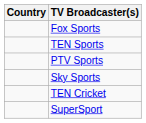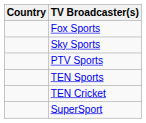rows swapped: (75, 77) <-> (77, 45)
